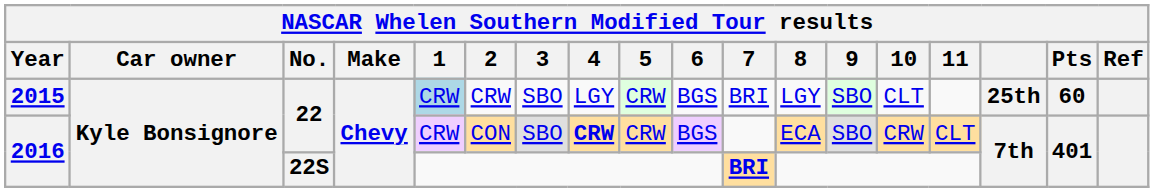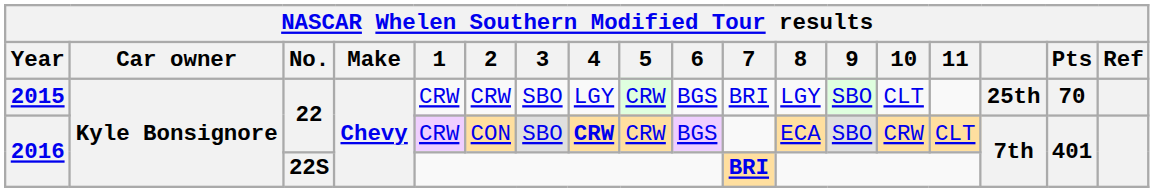(439, 96) lightblue background -> (439, 96) no background
(1072, 96) 60 -> (1072, 96) 70
